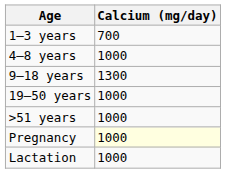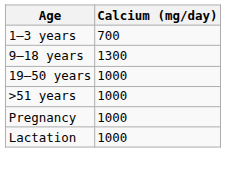- row: (43, 56)
(112, 137) lightyellow background -> (112, 117) no background
